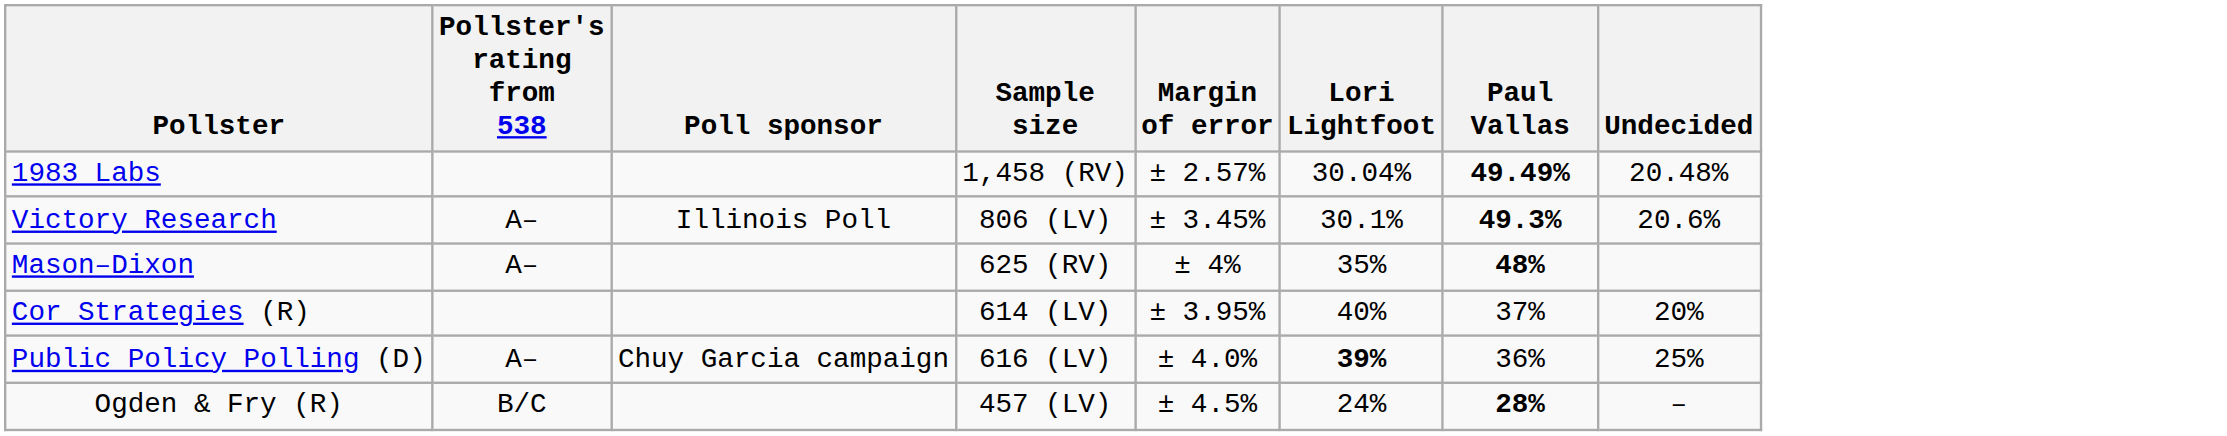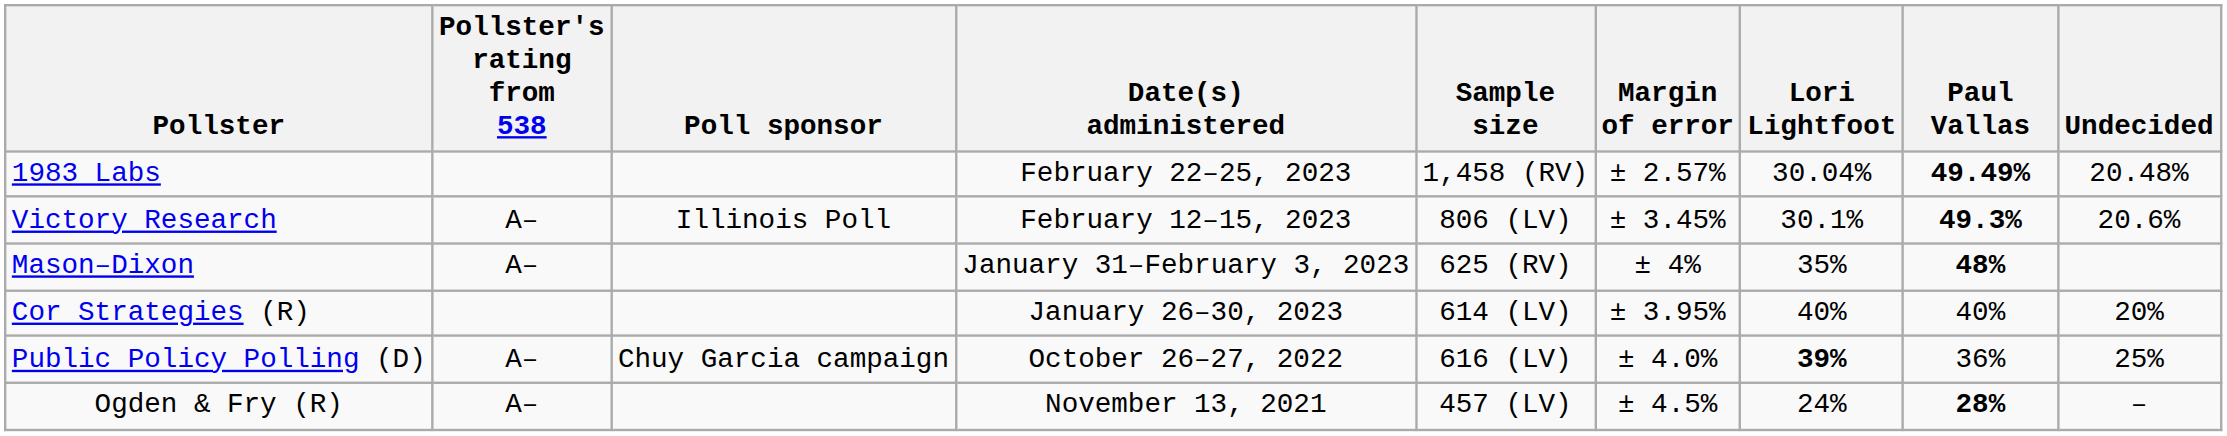+ column: (1186, 111)
(1520, 313) 37% -> (1980, 313) 40%
(522, 406) B/C -> (522, 406) A–
